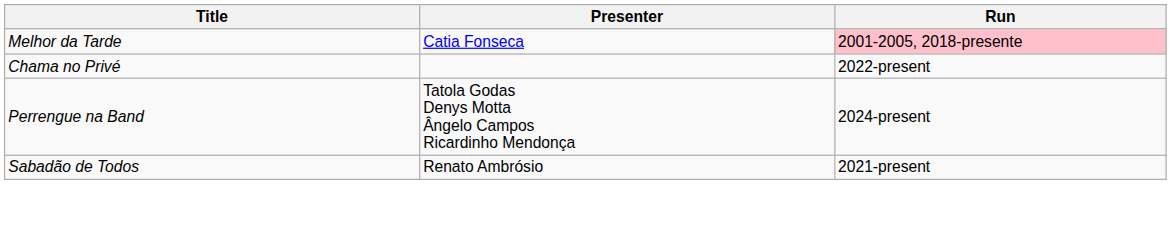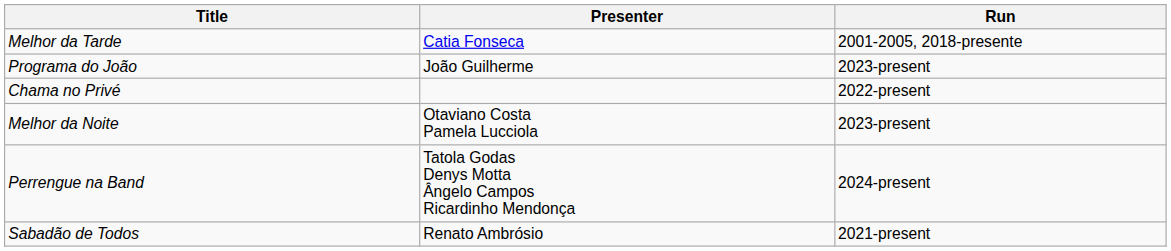(930, 41) pink background -> (930, 41) no background
+ row: (73, 66)
+ row: (63, 124)
